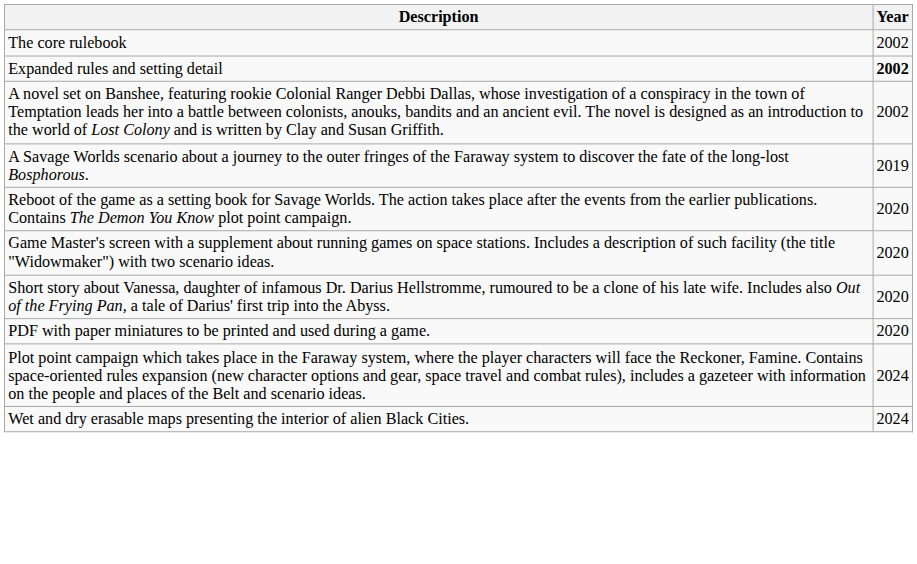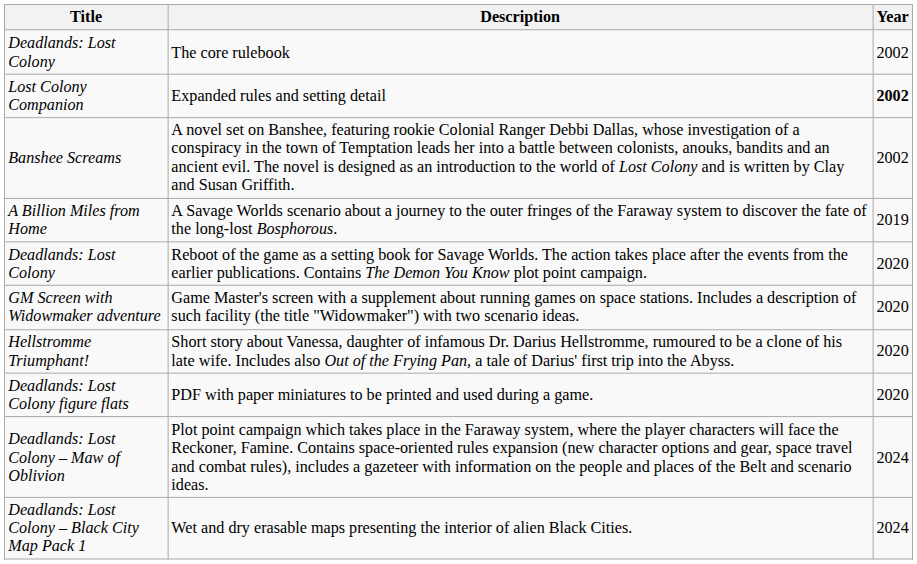+ column: (86, 17)
